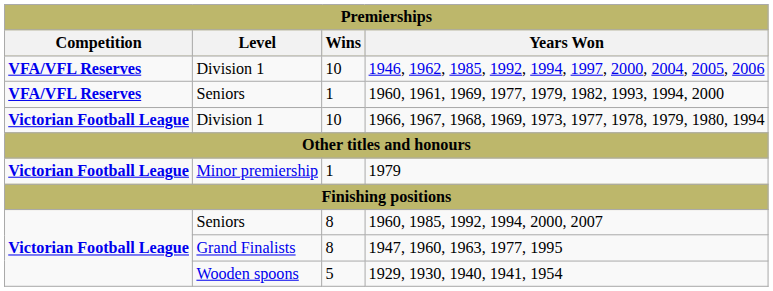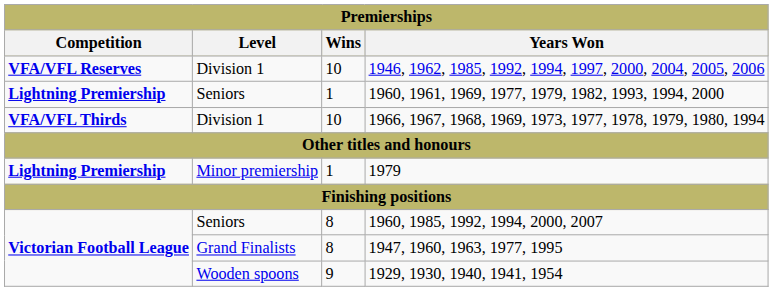(75, 94) VFA/VFL Reserves -> (87, 94) Lightning Premiership
(99, 119) Victorian Football League -> (67, 119) VFA/VFL Thirds
(99, 171) Victorian Football League -> (87, 171) Lightning Premiership
(330, 273) 5 -> (330, 273) 9
